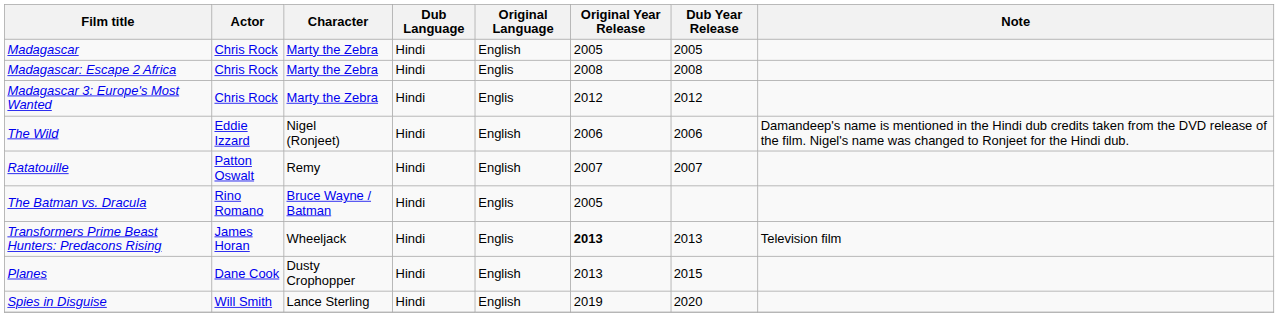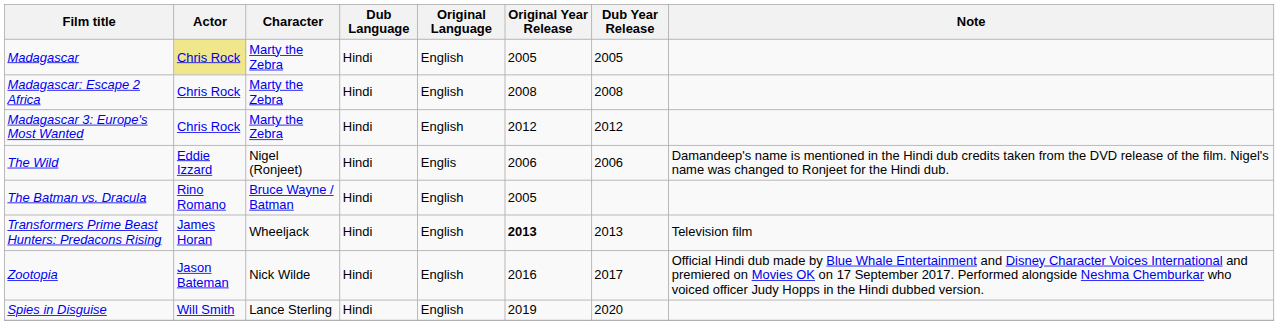(246, 49) no background -> (209, 57) khaki background
(496, 70) Englis -> (442, 92) English
(496, 98) Englis -> (442, 127) English
(500, 133) English -> (439, 162) Englis
- row: (38, 168)
(496, 203) Englis -> (442, 197) English
(496, 238) Englis -> (442, 232) English
- row: (27, 273)
+ row: (33, 275)
